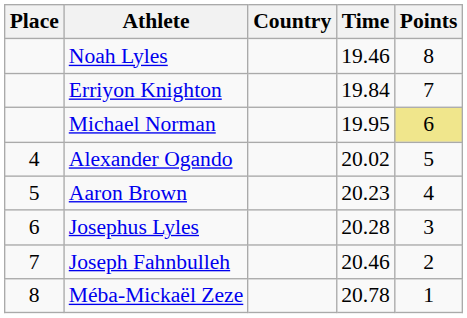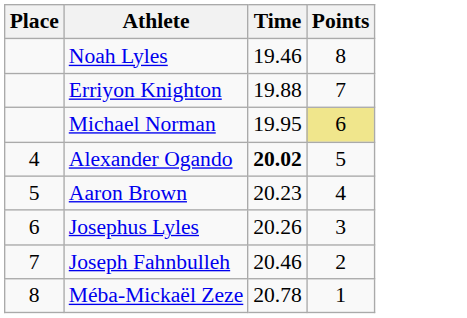- column: (292, 21)
(366, 90) 19.84 -> (278, 90) 19.88
(366, 158) normal -> (278, 158) bold
(366, 227) 20.28 -> (278, 227) 20.26
